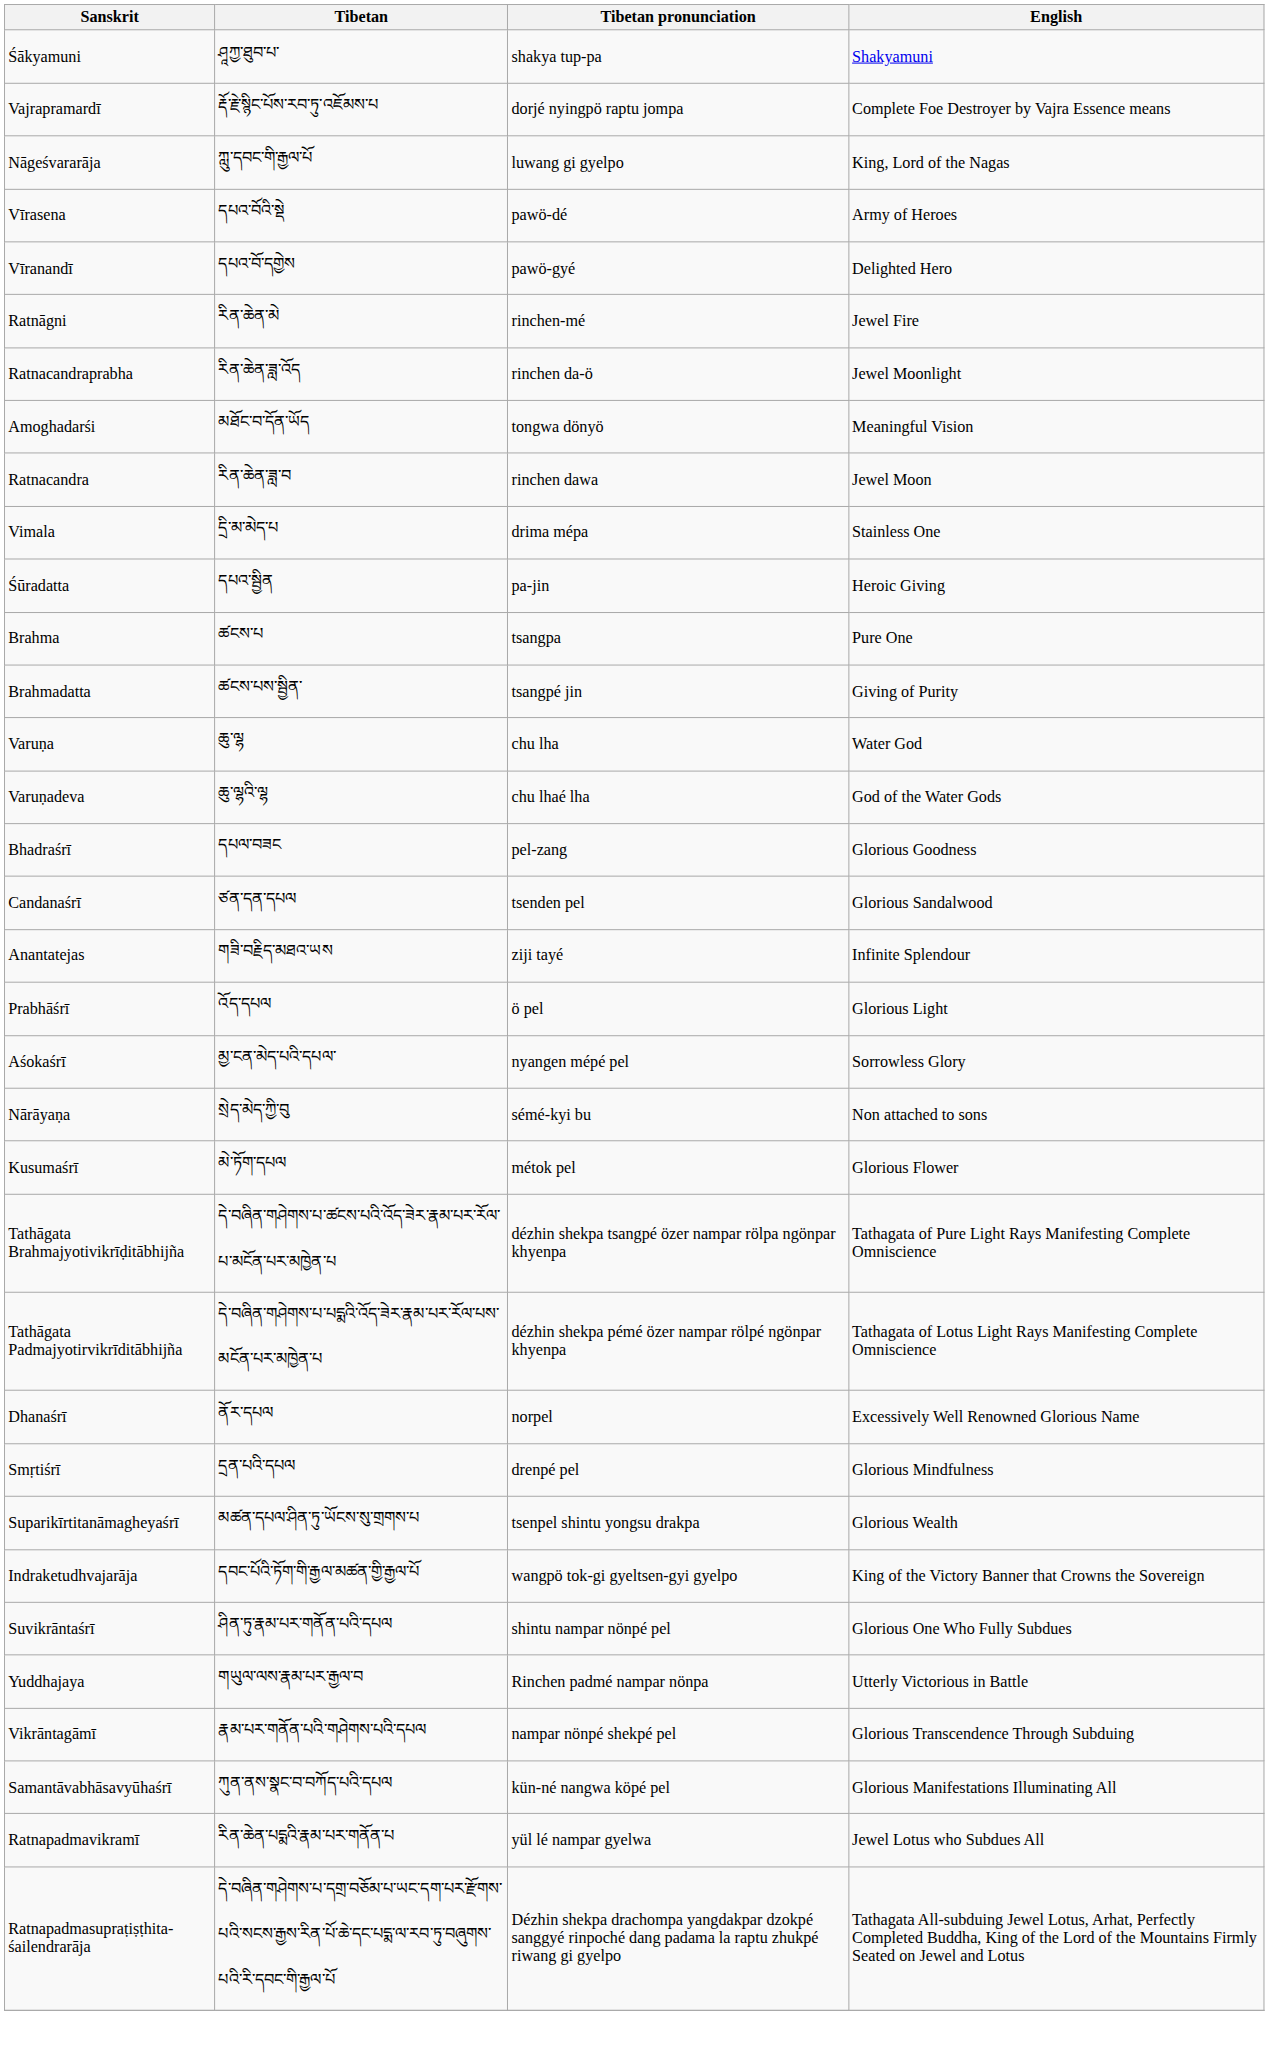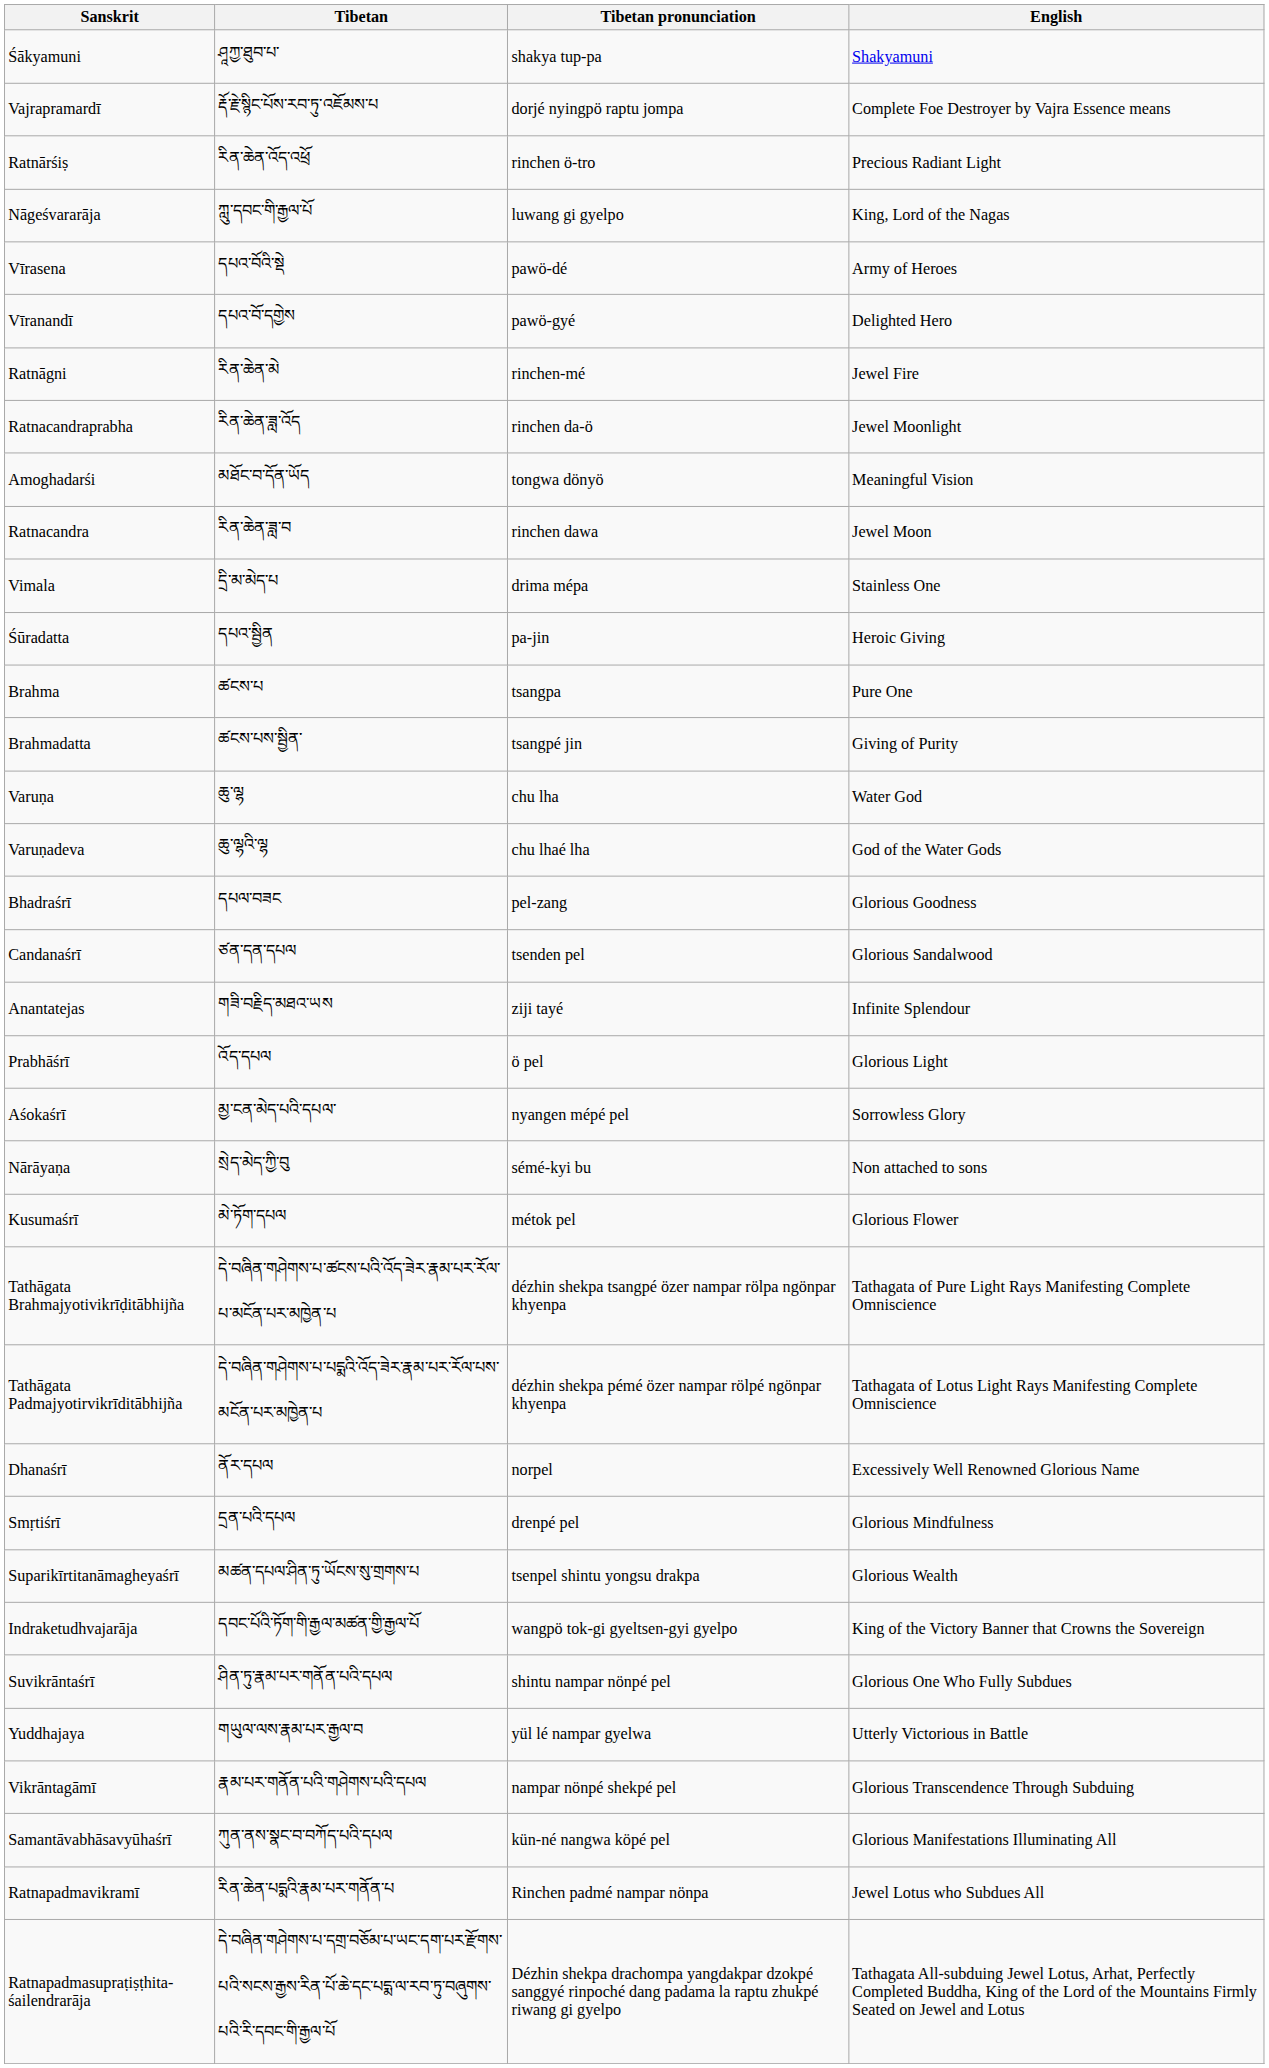+ row: (38, 162)
(610, 1681) Rinchen padmé nampar nönpa -> (581, 1734) yül lé nampar gyelwa
(581, 1840) yül lé nampar gyelwa -> (610, 1893) Rinchen padmé nampar nönpa
